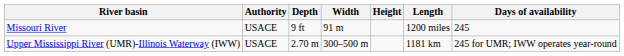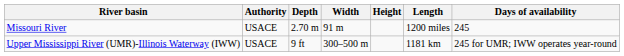(298, 28) 9 ft -> (305, 28) 2.70 m
(305, 43) 2.70 m -> (298, 43) 9 ft
